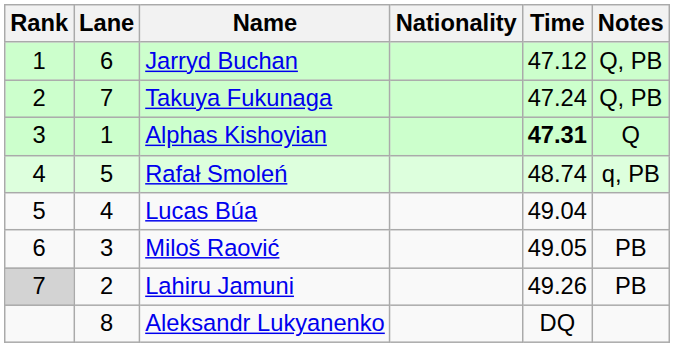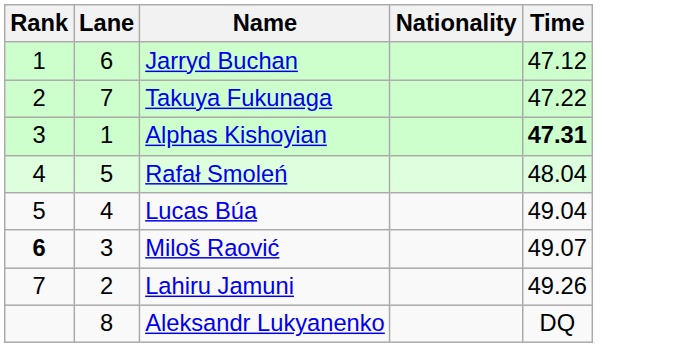- column: (631, 23)
(557, 98) 47.24 -> (557, 98) 47.22
(557, 173) 48.74 -> (557, 173) 48.04
(39, 248) normal -> (39, 248) bold
(557, 248) 49.05 -> (557, 248) 49.07
(39, 286) lightgrey background -> (39, 286) no background
